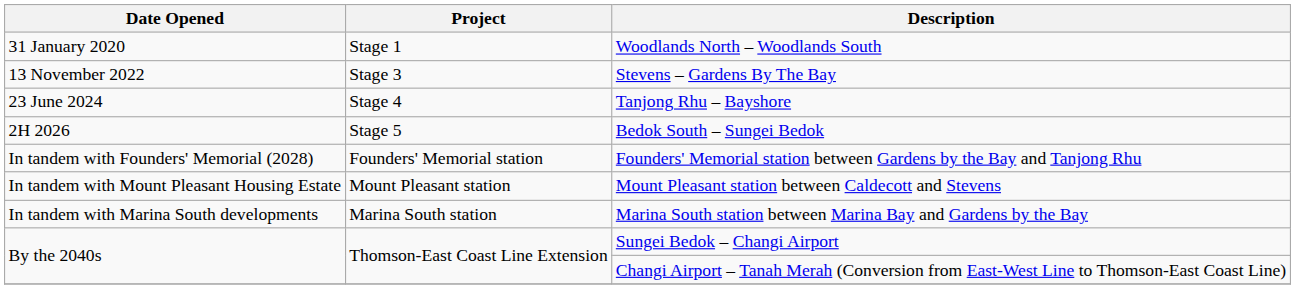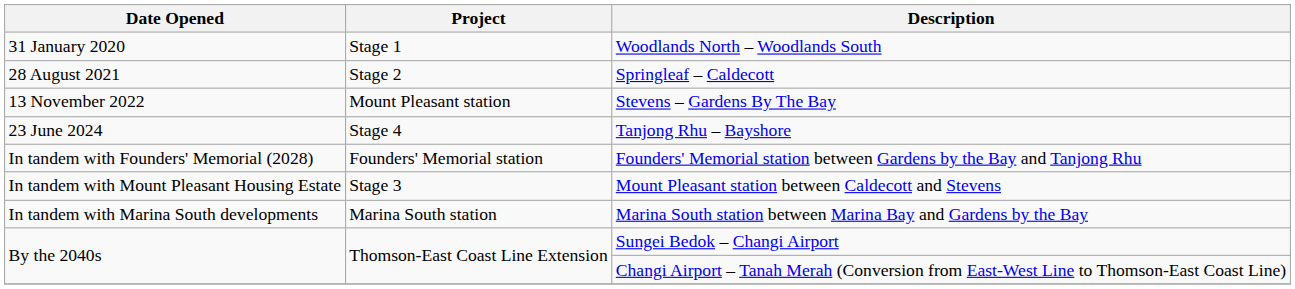+ row: (695, 74)
(375, 74) Stage 3 -> (430, 102) Mount Pleasant station
- row: (720, 130)
(430, 185) Mount Pleasant station -> (375, 185) Stage 3
